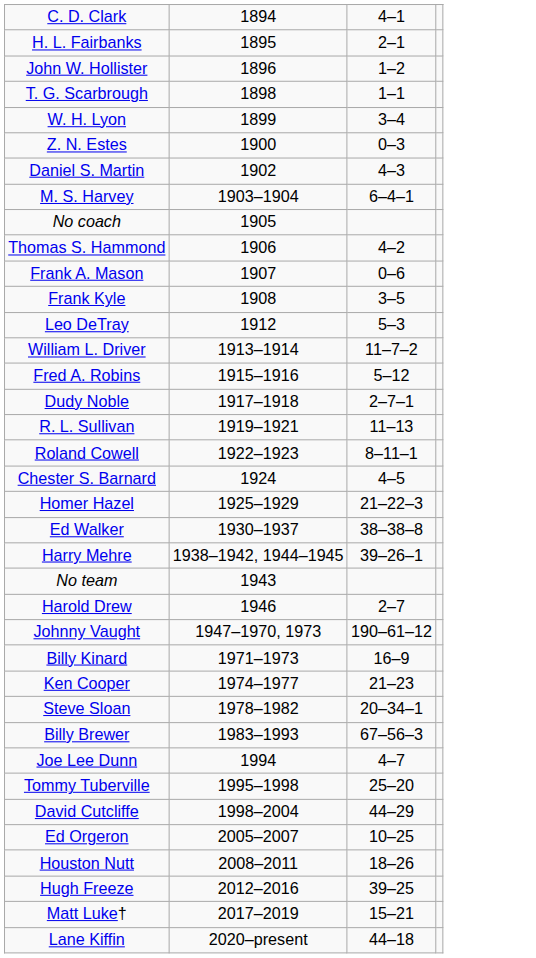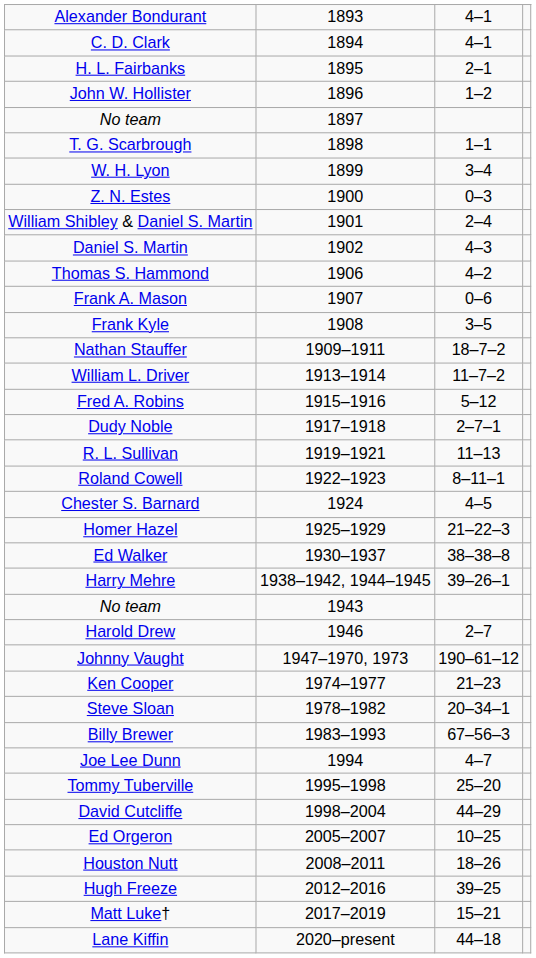+ row: (130, 17)
+ row: (130, 119)
+ row: (130, 222)
- row: (87, 196)
- row: (87, 222)
+ row: (130, 350)
- row: (87, 324)
- row: (87, 658)
